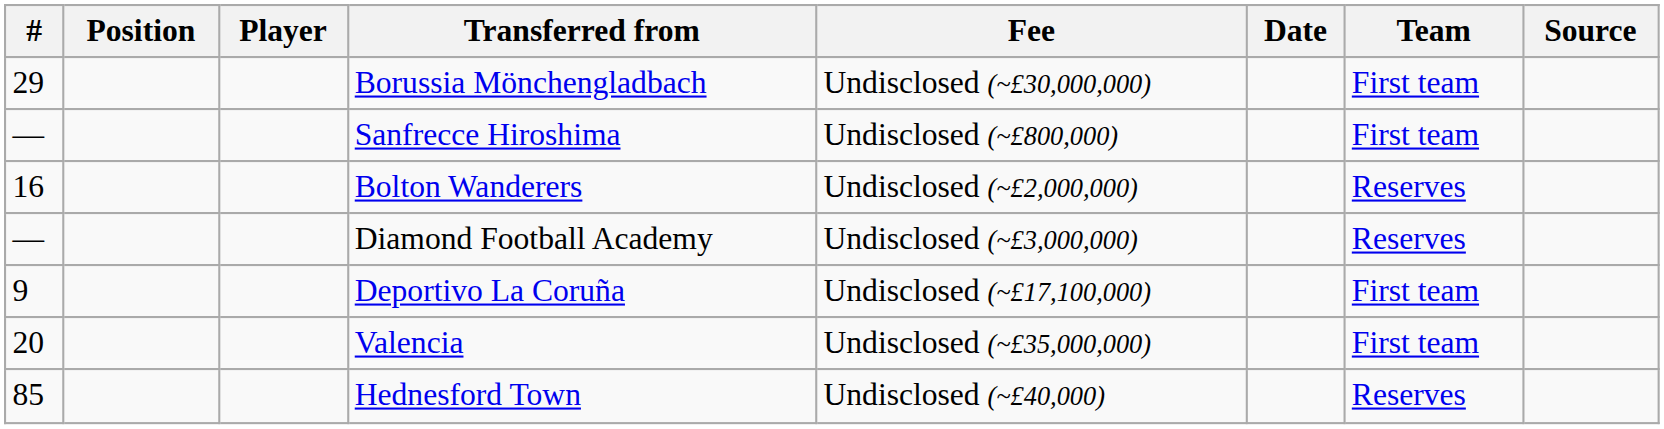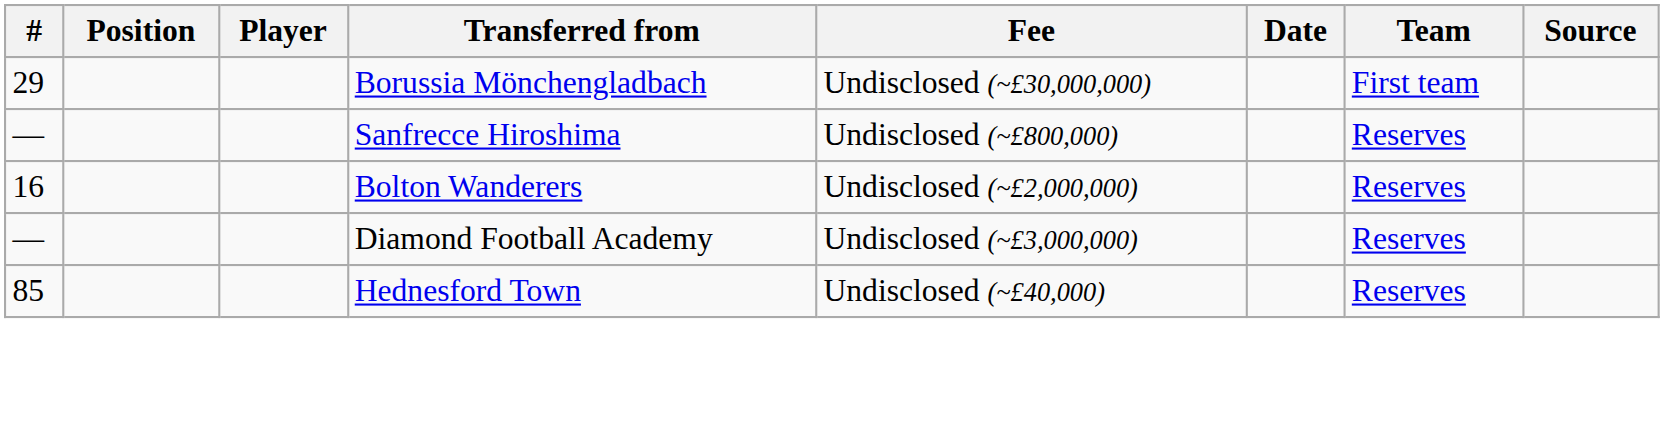(1415, 135) First team -> (1409, 135) Reserves
- row: (490, 291)
- row: (409, 343)
